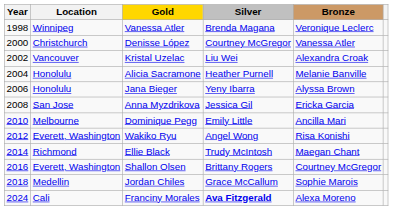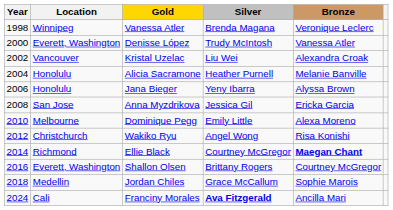(60, 43) Christchurch -> (77, 43) Everett, Washington
(248, 43) Courtney McGregor -> (239, 43) Trudy McIntosh
(321, 120) Ancilla Mari -> (326, 120) Alexa Moreno
(77, 136) Everett, Washington -> (60, 136) Christchurch
(239, 151) Trudy McIntosh -> (248, 151) Courtney McGregor
(327, 151) normal -> (329, 151) bold
(326, 197) Alexa Moreno -> (321, 197) Ancilla Mari
